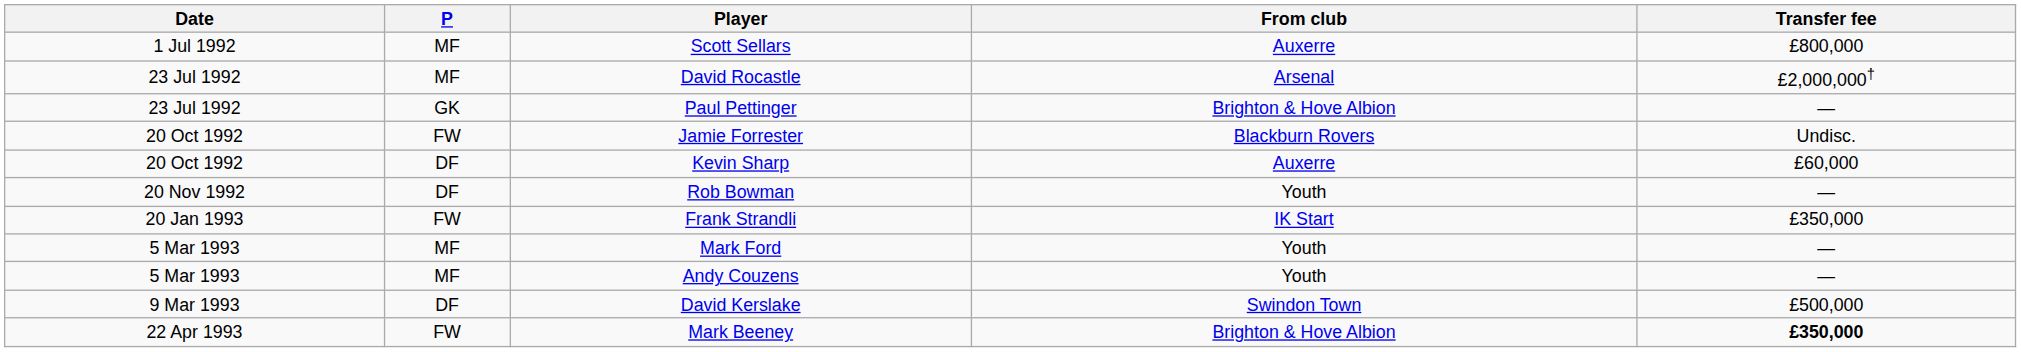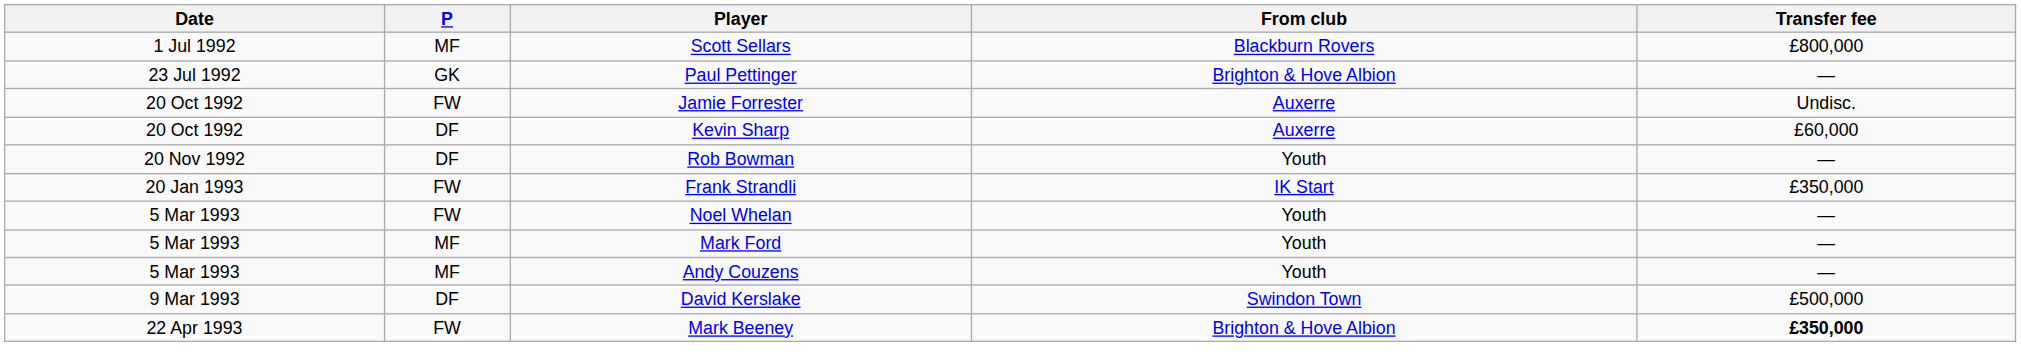(1304, 46) Auxerre -> (1304, 46) Blackburn Rovers
- row: (741, 77)
(1304, 135) Blackburn Rovers -> (1304, 103) Auxerre
+ row: (741, 215)
